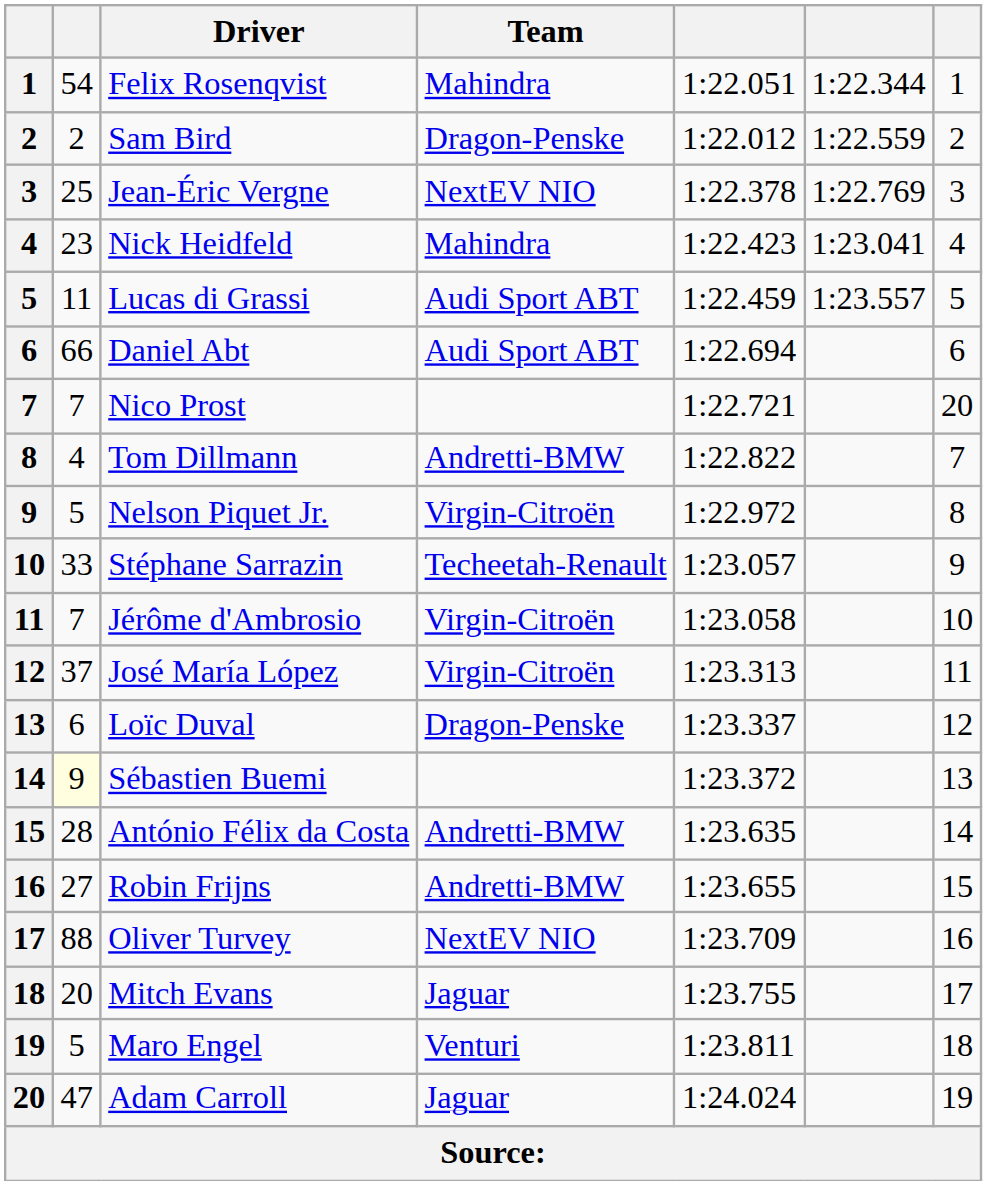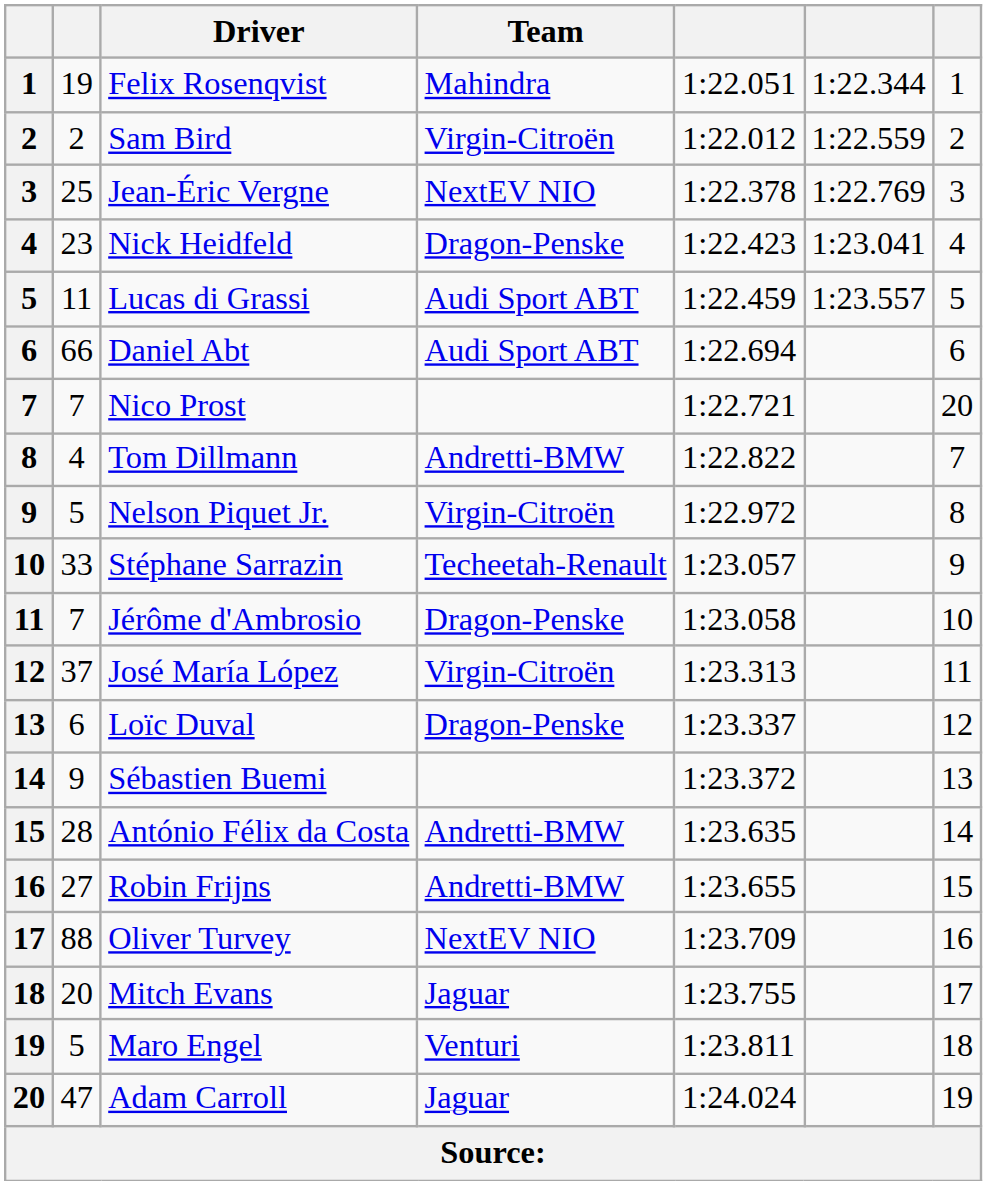(77, 84) 54 -> (77, 84) 19
(524, 137) Dragon-Penske -> (519, 137) Virgin-Citroën
(487, 244) Mahindra -> (524, 244) Dragon-Penske
(519, 618) Virgin-Citroën -> (524, 618) Dragon-Penske
(77, 778) lightyellow background -> (77, 778) no background
